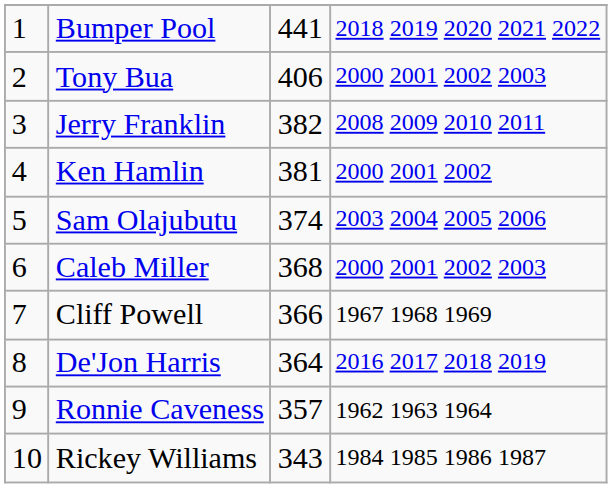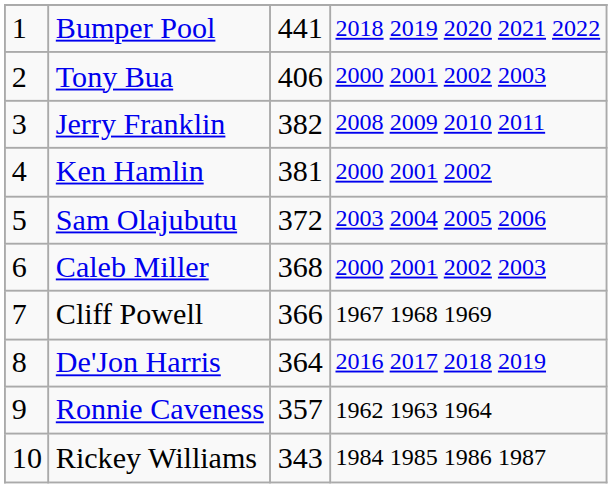(300, 219) 374 -> (300, 219) 372
